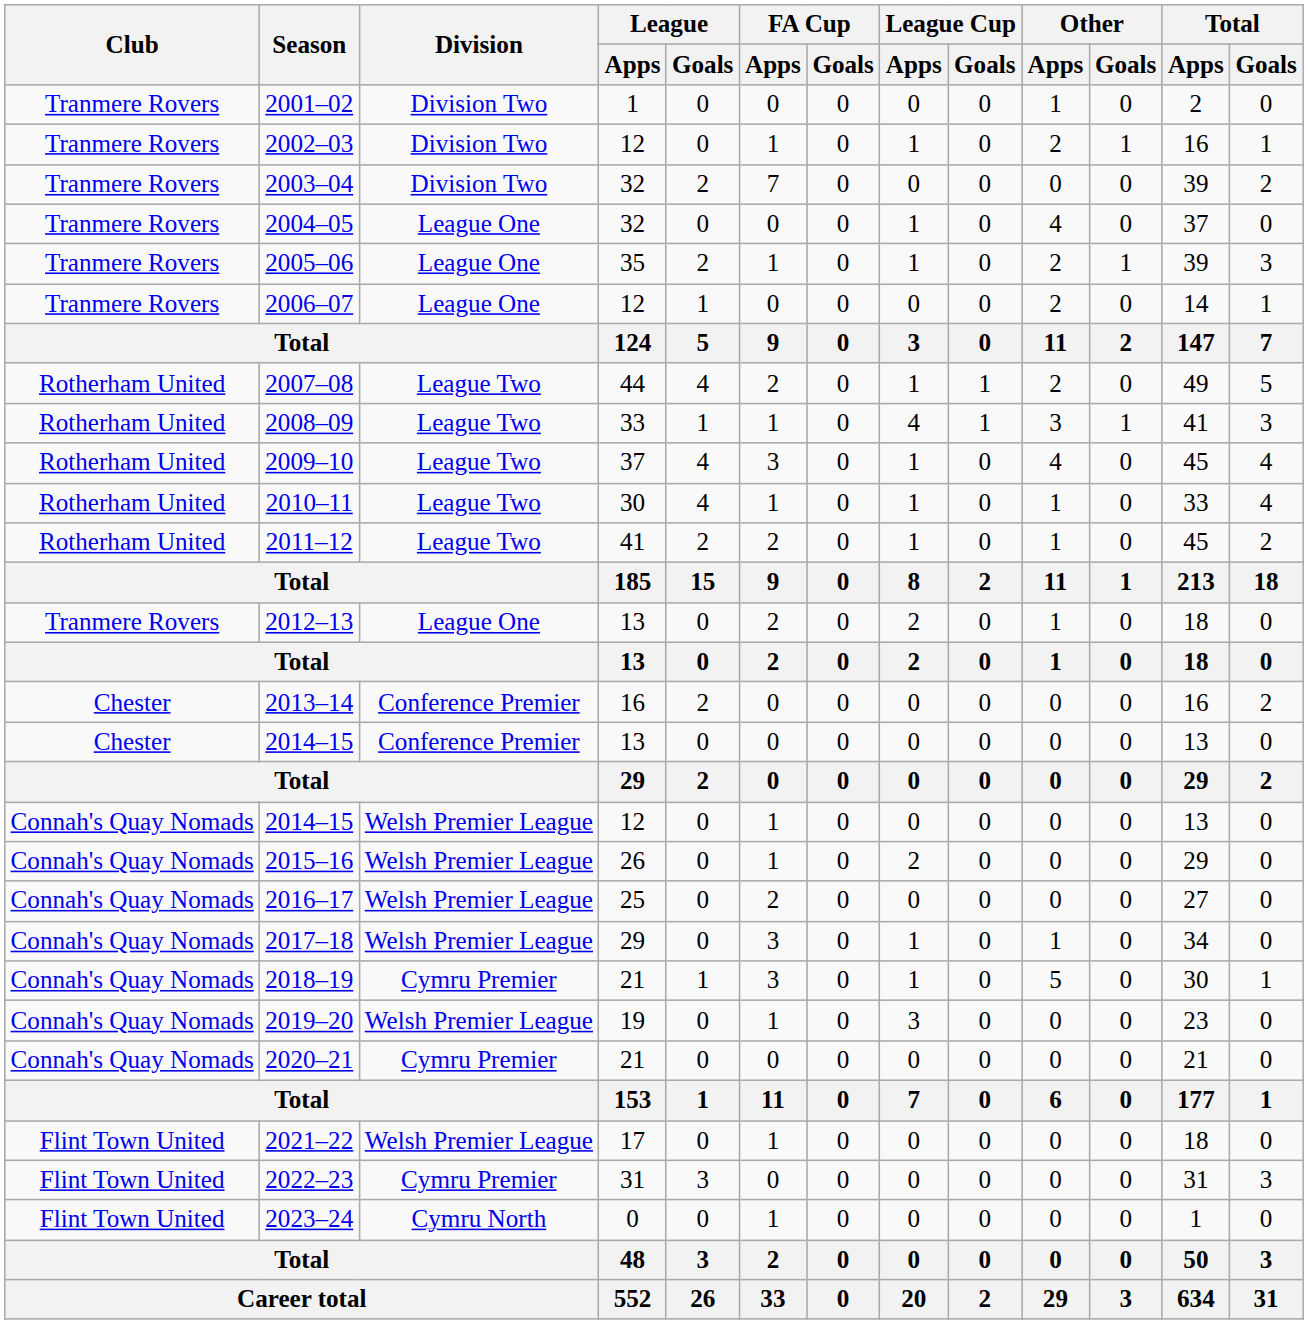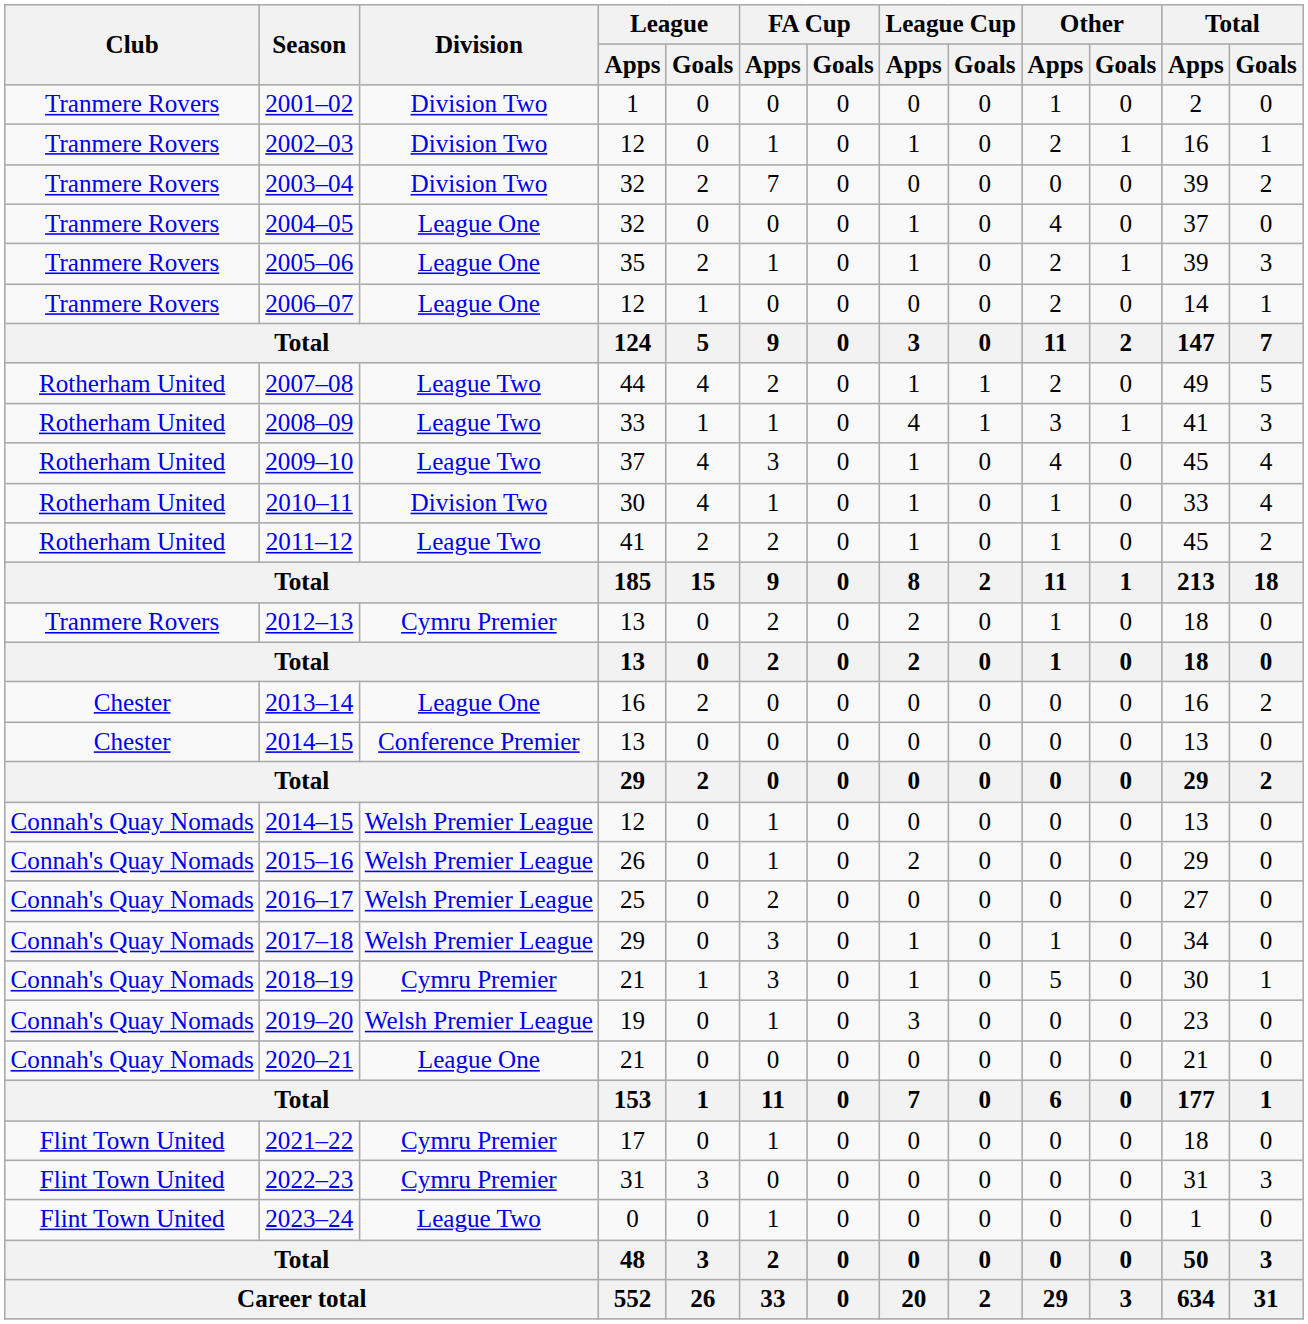(479, 502) League Two -> (479, 502) Division Two
(479, 622) League One -> (479, 622) Cymru Premier
(479, 701) Conference Premier -> (479, 701) League One
(479, 1060) Cymru Premier -> (479, 1060) League One
(479, 1139) Welsh Premier League -> (479, 1139) Cymru Premier
(479, 1219) Cymru North -> (479, 1219) League Two
